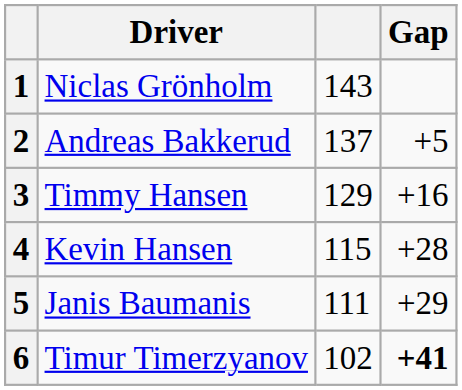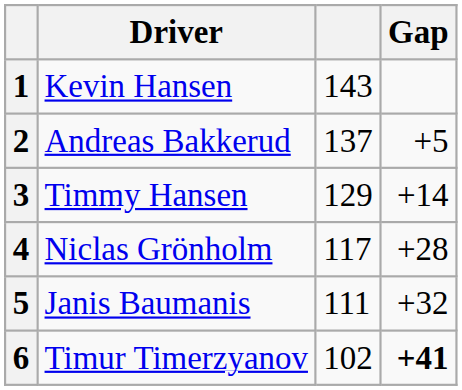(159, 86) Niclas Grönholm -> (138, 86) Kevin Hansen
(423, 195) +16 -> (423, 195) +14
(138, 249) Kevin Hansen -> (159, 249) Niclas Grönholm
(347, 249) 115 -> (347, 249) 117
(423, 303) +29 -> (423, 303) +32
